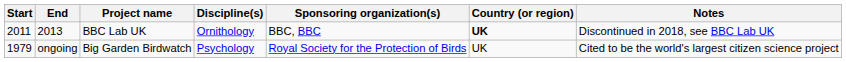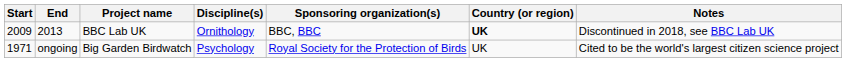(19, 31) 2011 -> (19, 31) 2009
(19, 48) 1979 -> (19, 48) 1971
